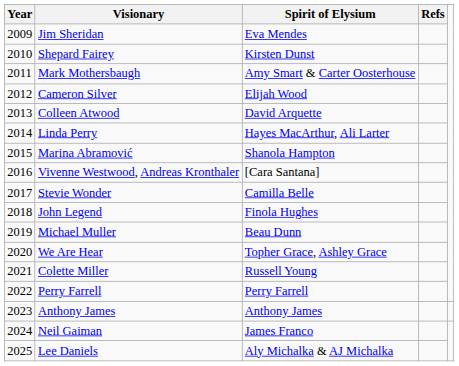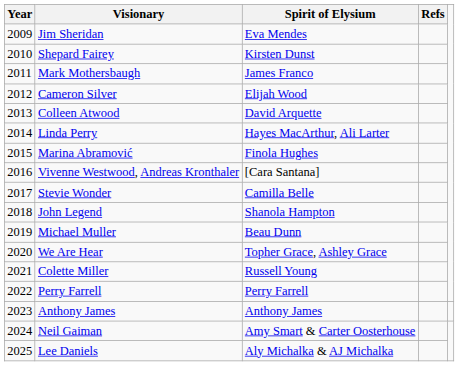(330, 73) Amy Smart & Carter Oosterhouse -> (279, 73) James Franco
(290, 152) Shanola Hampton -> (281, 152) Finola Hughes
(281, 212) Finola Hughes -> (290, 212) Shanola Hampton
(279, 331) James Franco -> (330, 331) Amy Smart & Carter Oosterhouse
